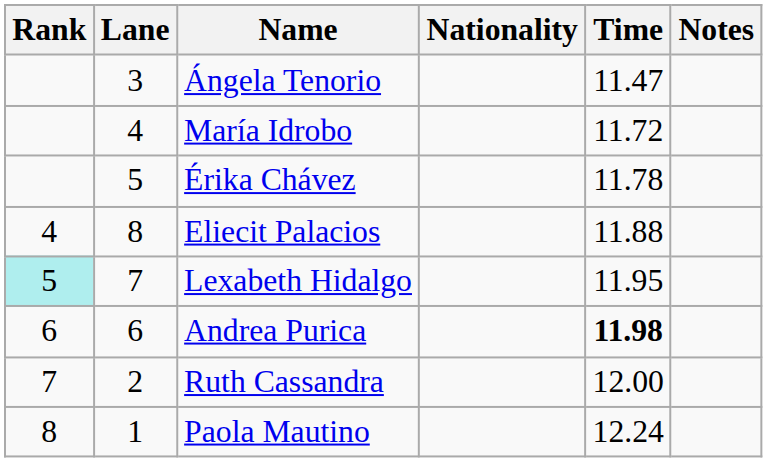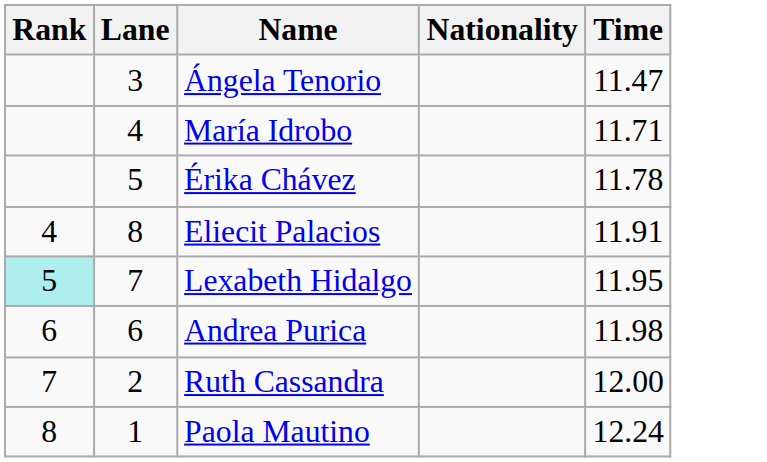- column: (716, 29)
(628, 130) 11.72 -> (628, 130) 11.71
(628, 230) 11.88 -> (628, 230) 11.91
(628, 331) bold -> (628, 331) normal
